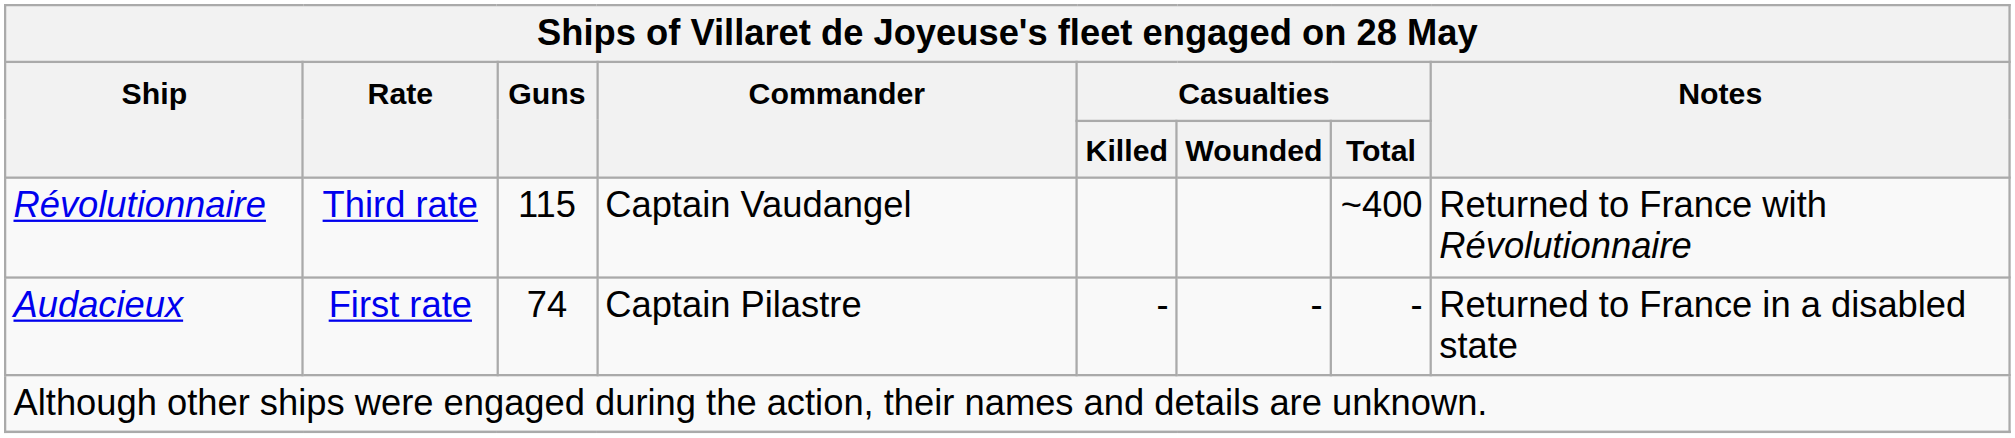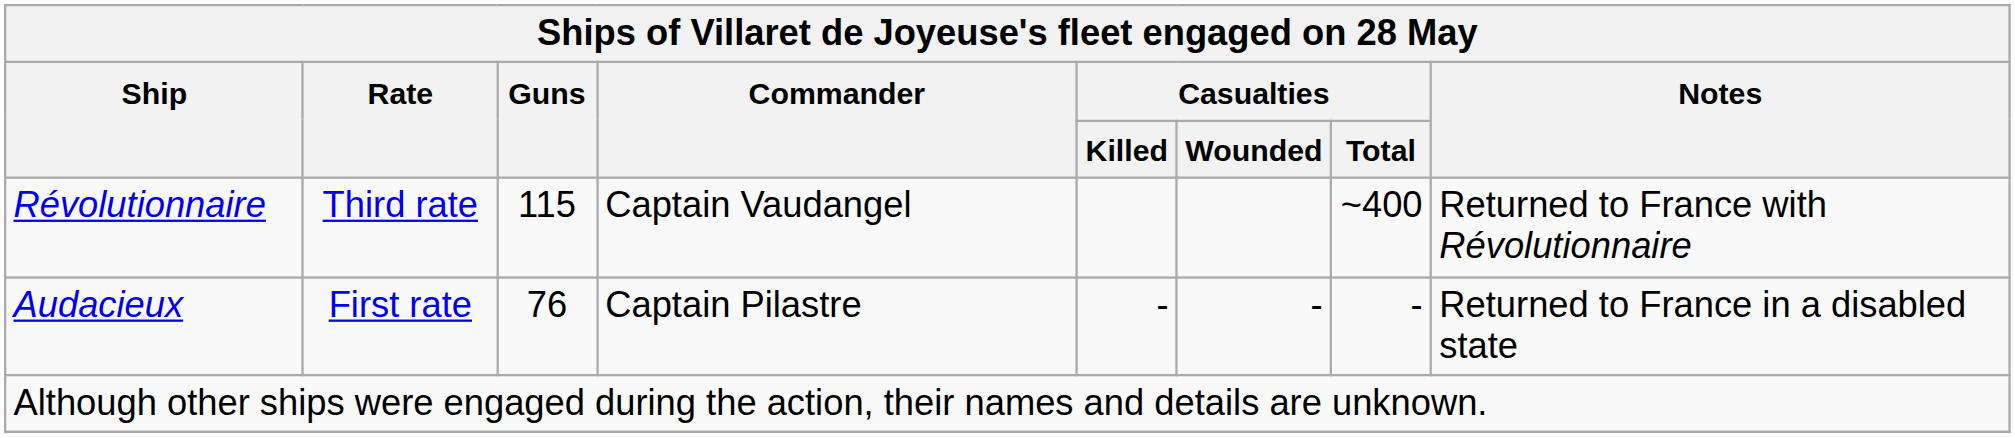(547, 304) 74 -> (547, 304) 76
